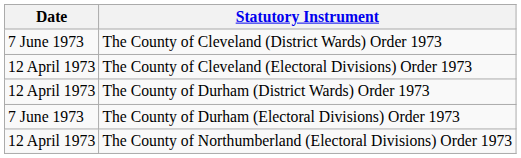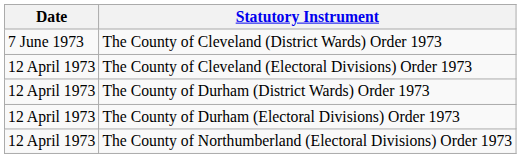(46, 116) 7 June 1973 -> (52, 116) 12 April 1973
